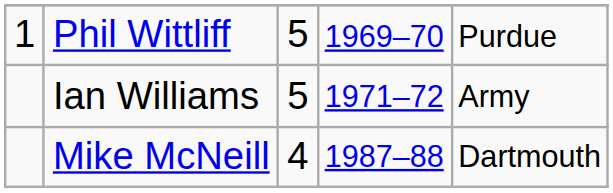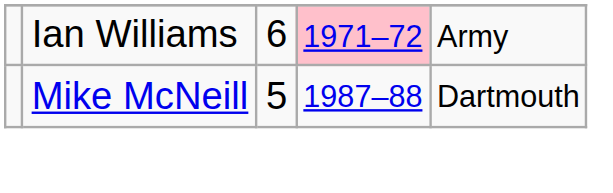- row: (142, 34)
(298, 95) 5 -> (277, 34) 6
(384, 96) no background -> (363, 36) pink background
(298, 156) 4 -> (277, 95) 5
